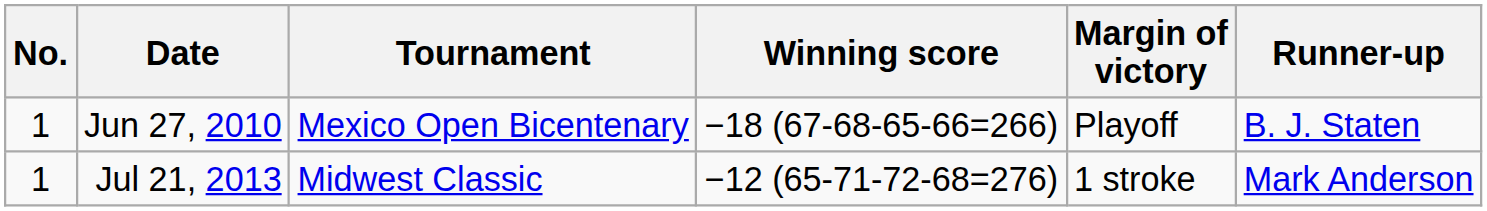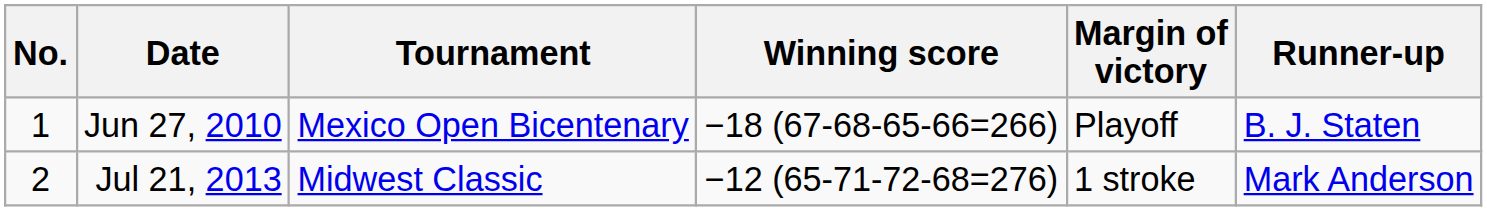(41, 179) 1 -> (41, 179) 2
